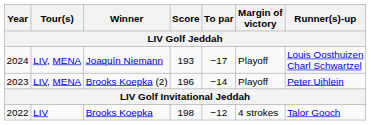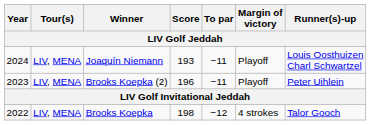(219, 60) −17 -> (219, 60) −11
(219, 81) −14 -> (219, 81) −11
(41, 113) LIV -> (57, 113) LIV, MENA
